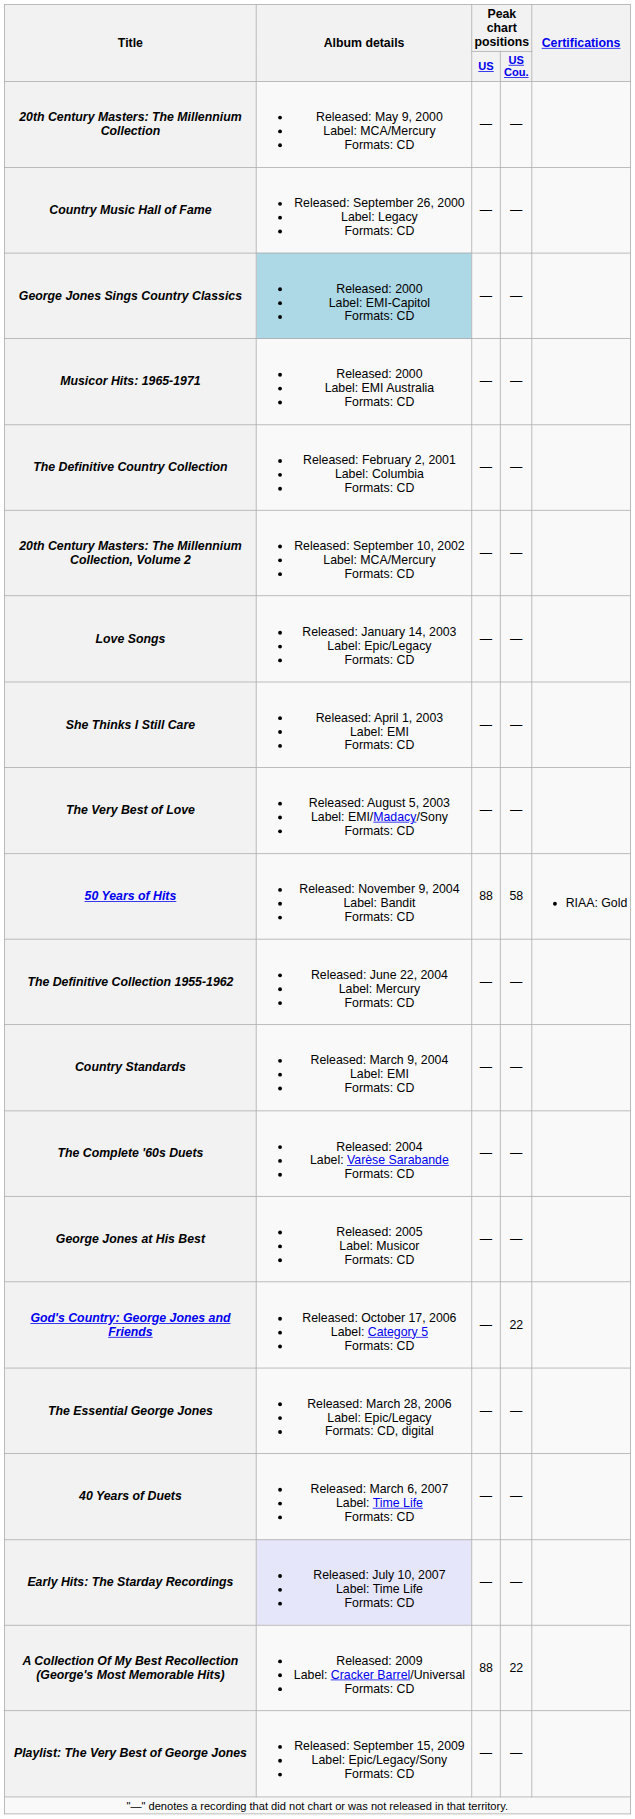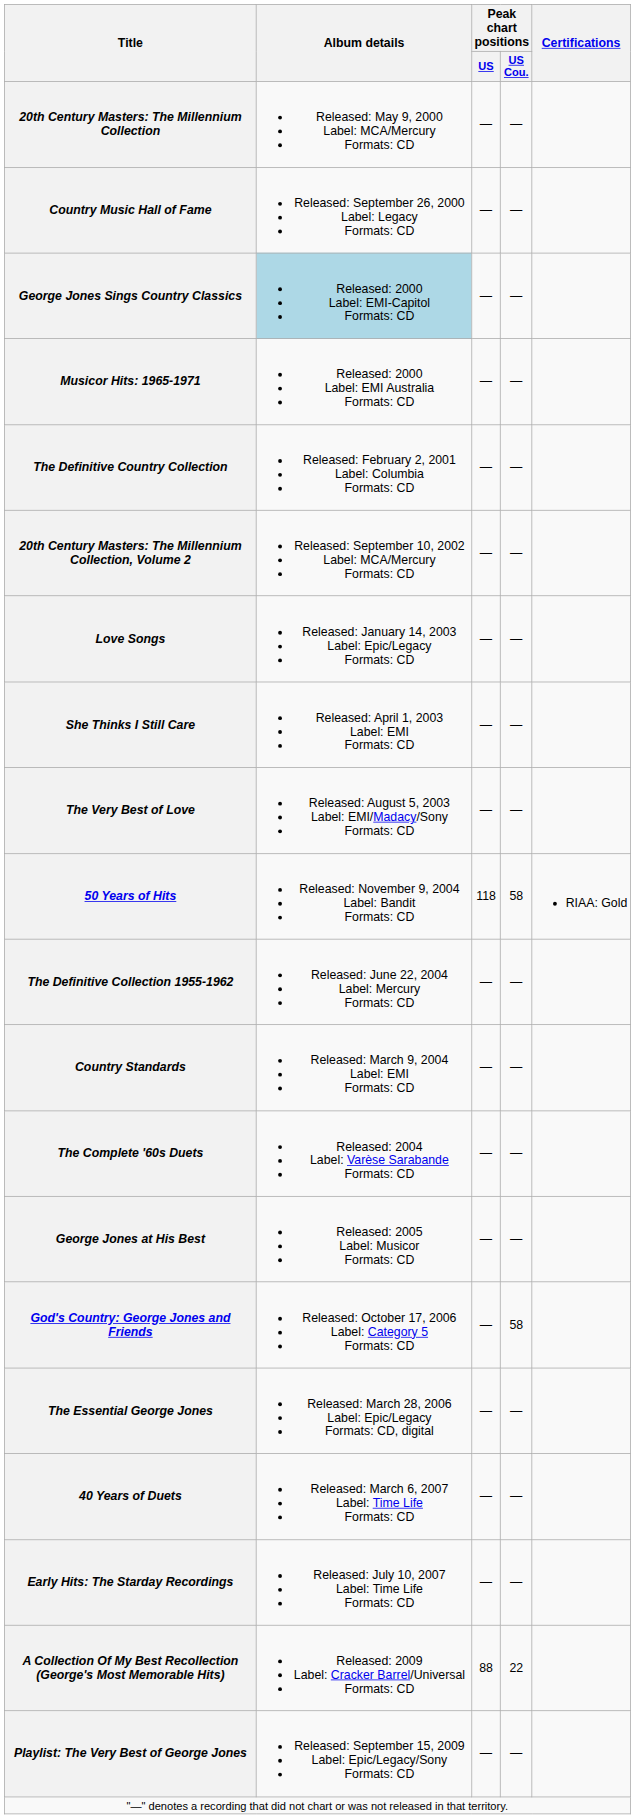(486, 896) 88 -> (486, 896) 118
(516, 1325) 22 -> (516, 1325) 58
(364, 1589) lavender background -> (364, 1589) no background
